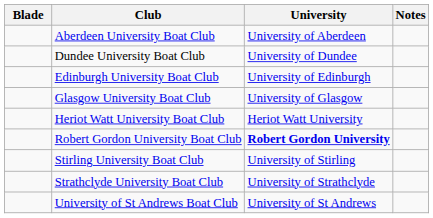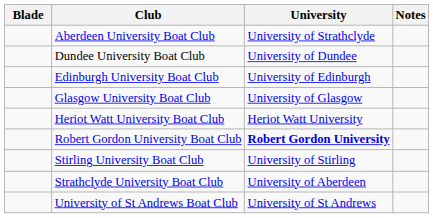(307, 35) University of Aberdeen -> (311, 35) University of Strathclyde
(311, 181) University of Strathclyde -> (307, 181) University of Aberdeen
